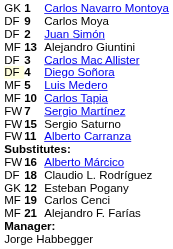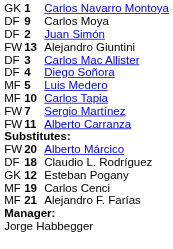(13, 47) MF -> (13, 47) FW
(12, 72) lightyellow background -> (12, 72) no background
- row: (83, 124)
(31, 162) 16 -> (31, 149) 20
